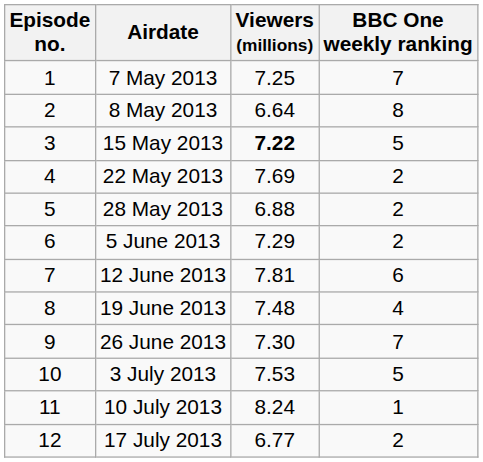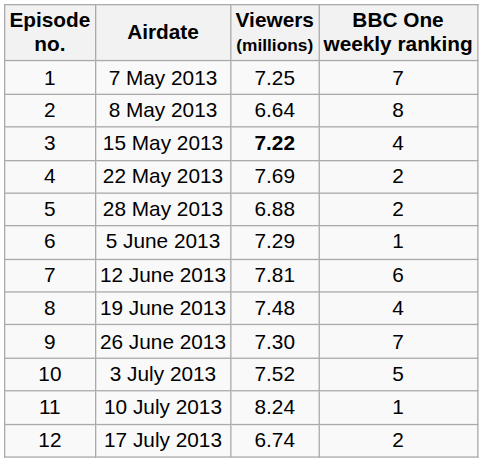(398, 143) 5 -> (398, 143) 4
(398, 242) 2 -> (398, 242) 1
(275, 374) 7.53 -> (275, 374) 7.52
(275, 440) 6.77 -> (275, 440) 6.74
